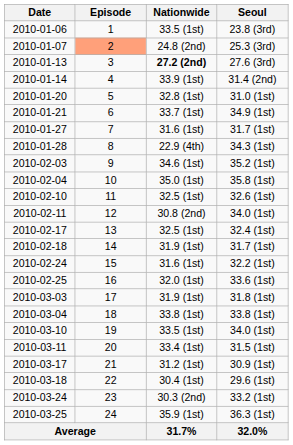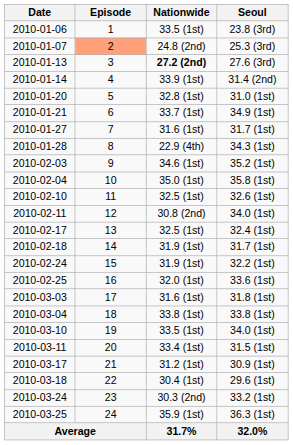(181, 264) 31.6 (1st) -> (181, 264) 31.9 (1st)
(181, 297) 31.9 (1st) -> (181, 297) 31.6 (1st)
